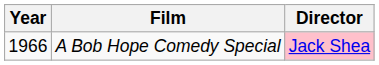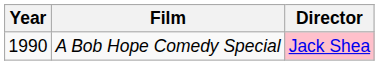(28, 45) 1966 -> (28, 45) 1990
